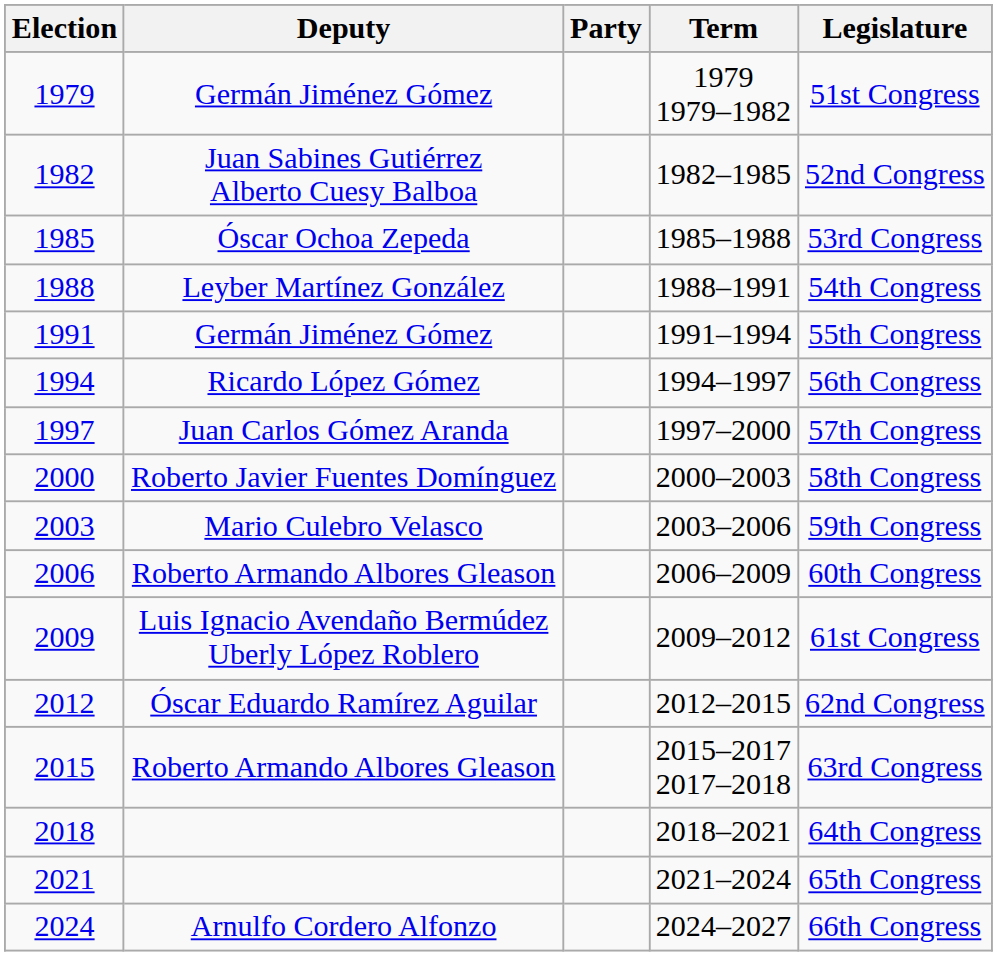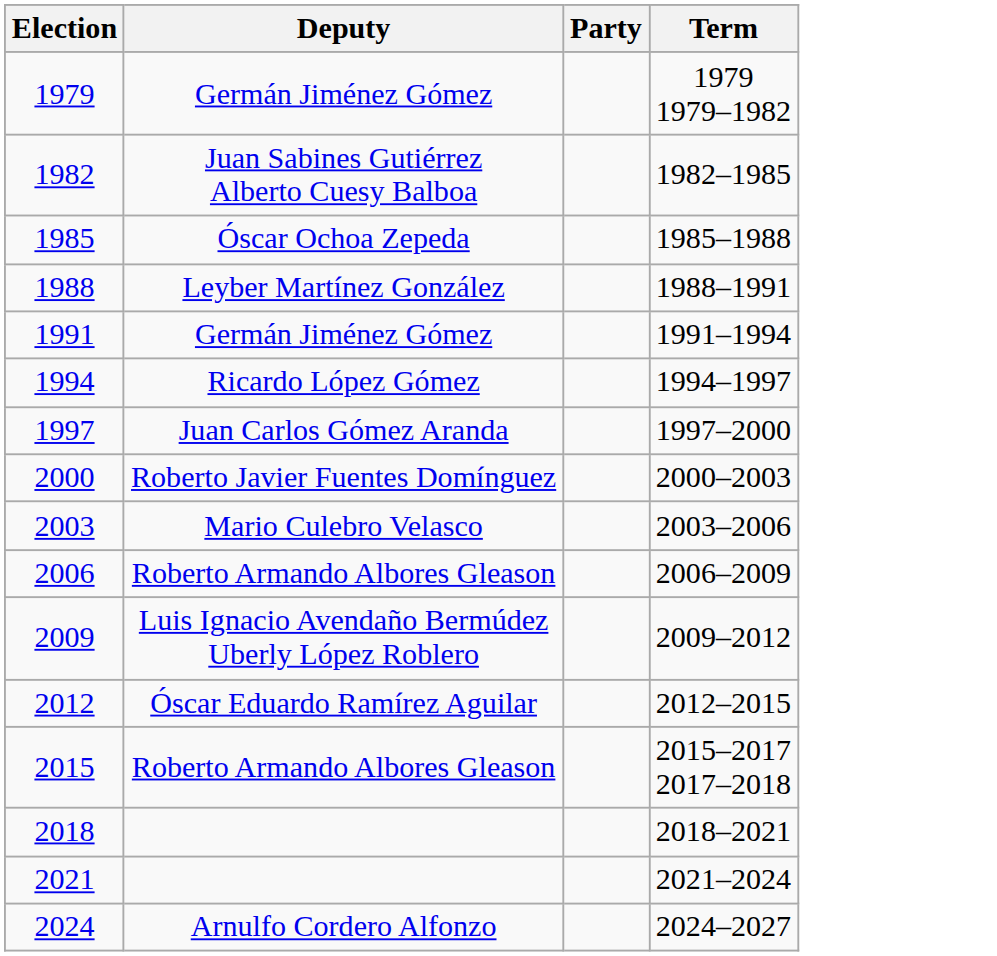- column: (895, 28)
